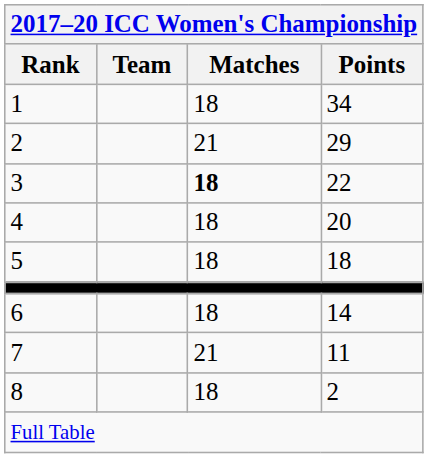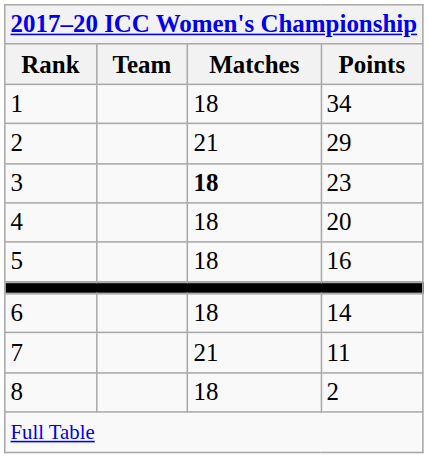(339, 182) 22 -> (339, 182) 23
(339, 261) 18 -> (339, 261) 16
